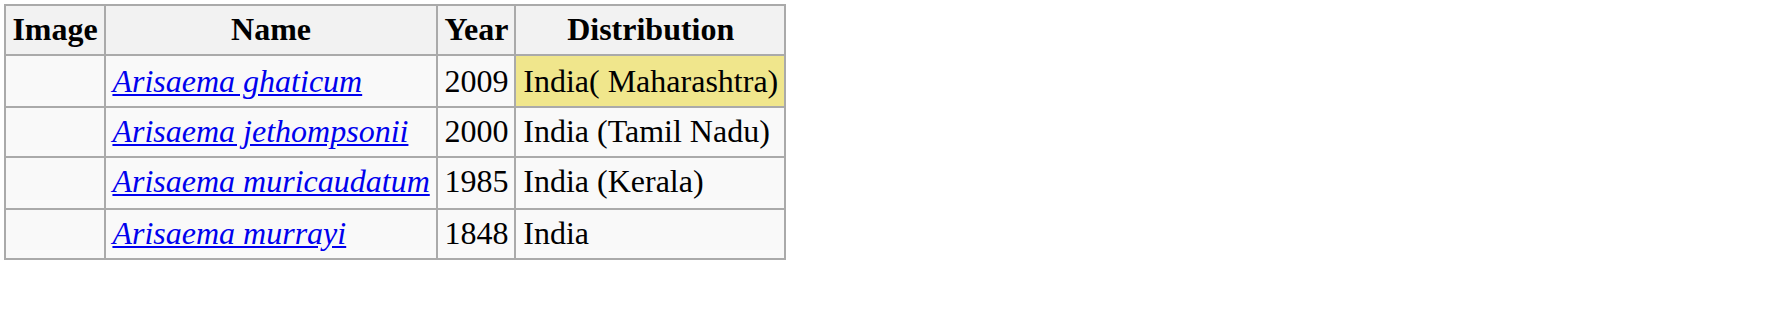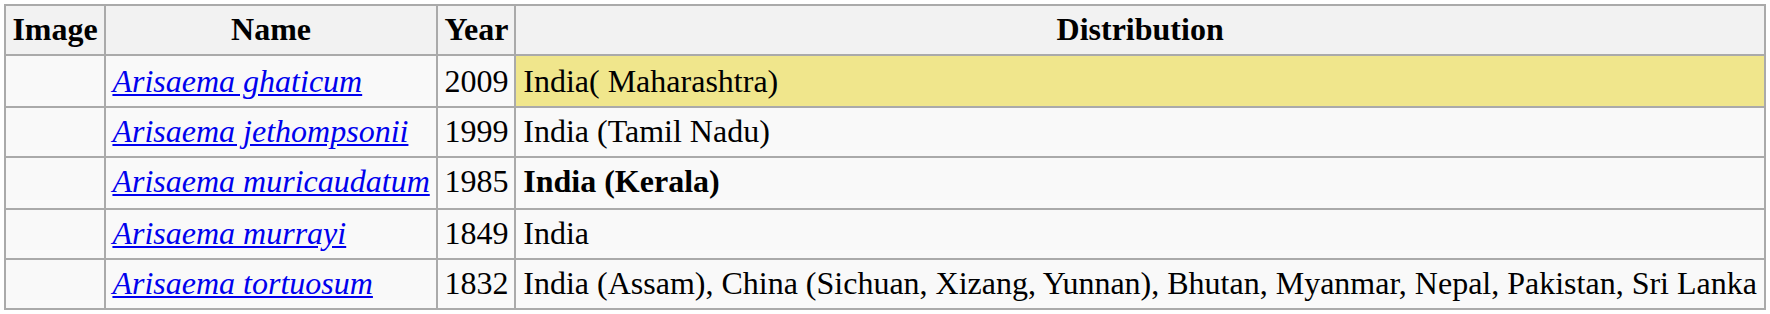(476, 131) 2000 -> (476, 131) 1999
(613, 182) normal -> (621, 182) bold
(476, 232) 1848 -> (476, 232) 1849
+ row: (243, 283)
